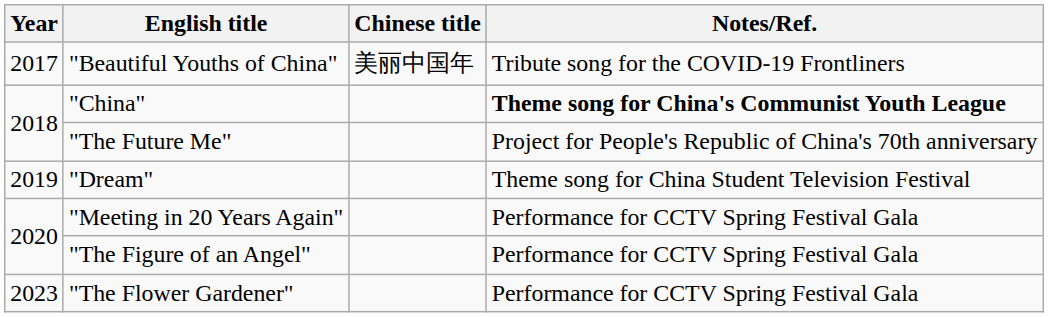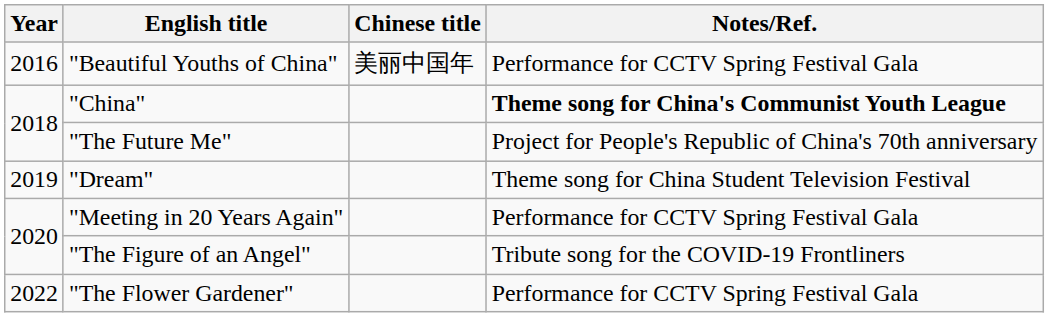(34, 63) 2017 -> (34, 63) 2016
(698, 63) Tribute song for the COVID-19 Frontliners -> (705, 63) Performance for CCTV Spring Festival Gala
(705, 254) Performance for CCTV Spring Festival Gala -> (698, 254) Tribute song for the COVID-19 Frontliners
(34, 292) 2023 -> (34, 292) 2022
